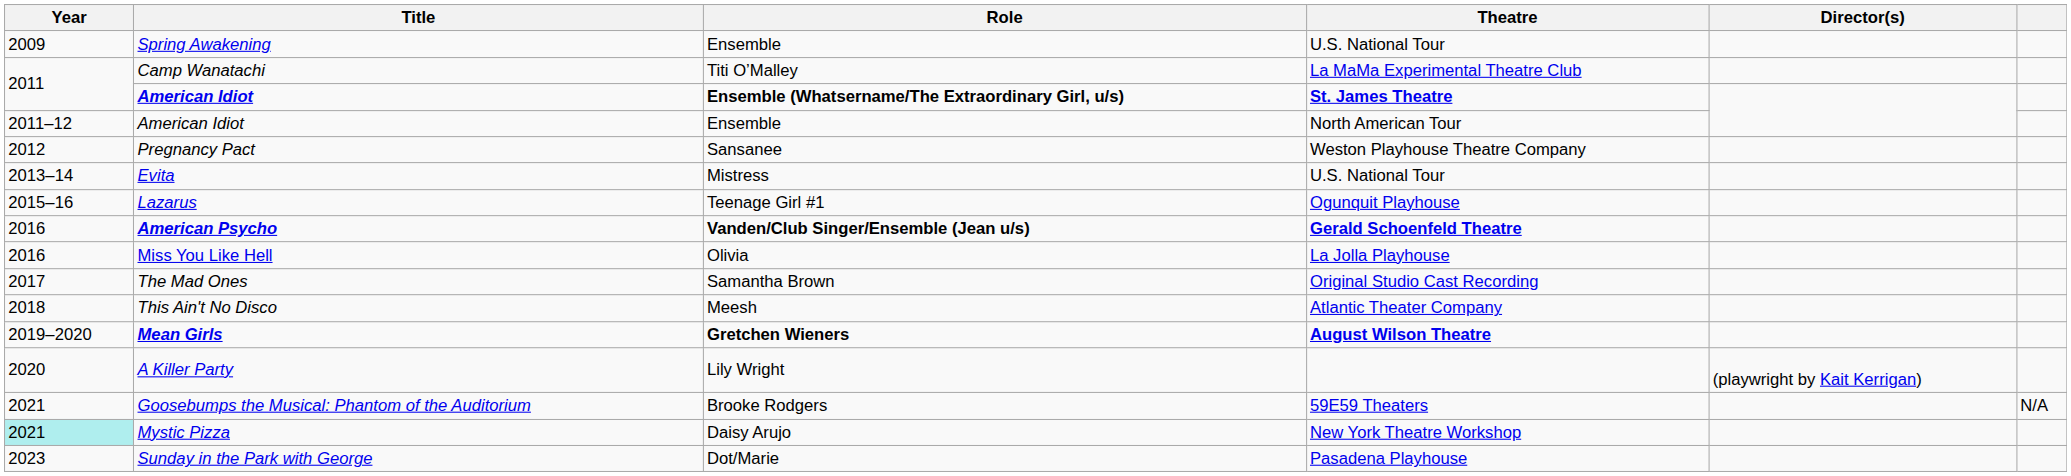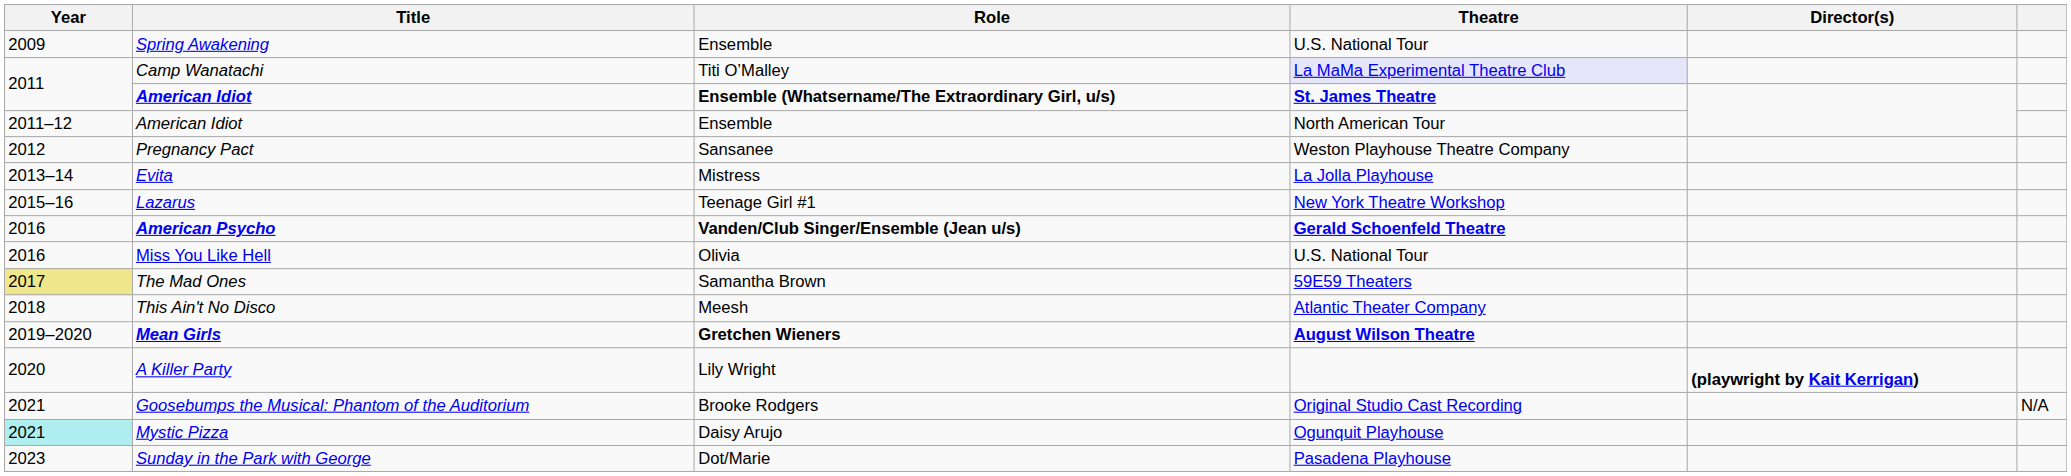(1446, 70) no background -> (1429, 70) lavender background
(1377, 176) U.S. National Tour -> (1364, 176) La Jolla Playhouse
(1385, 202) Ogunquit Playhouse -> (1399, 202) New York Theatre Workshop
(1380, 255) La Jolla Playhouse -> (1361, 255) U.S. National Tour
(27, 281) no background -> (27, 281) khaki background
(1424, 281) Original Studio Cast Recording -> (1353, 281) 59E59 Theaters
(1817, 379) normal -> (1805, 379) bold
(1369, 405) 59E59 Theaters -> (1408, 405) Original Studio Cast Recording
(1416, 432) New York Theatre Workshop -> (1369, 432) Ogunquit Playhouse
